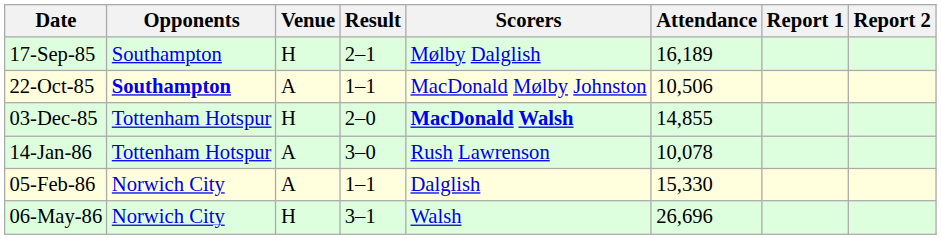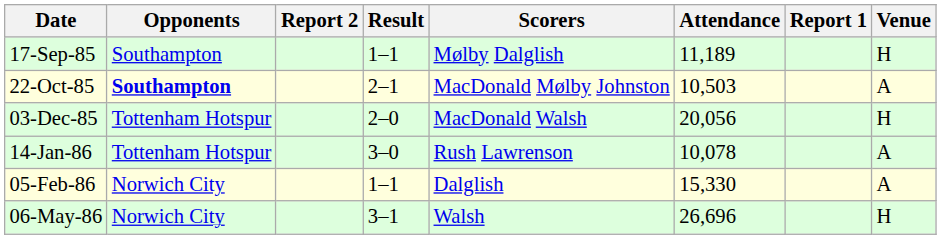columns swapped: (308, 20) <-> (892, 20)
(360, 53) 2–1 -> (383, 53) 1–1
(685, 53) 16,189 -> (707, 53) 11,189
(360, 86) 1–1 -> (383, 86) 2–1
(685, 86) 10,506 -> (708, 86) 10,503
(492, 119) bold -> (510, 119) normal
(685, 119) 14,855 -> (708, 119) 20,056
